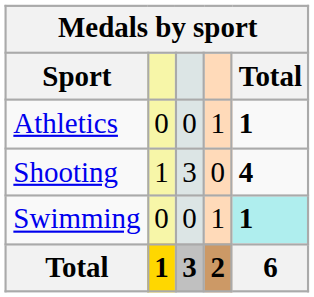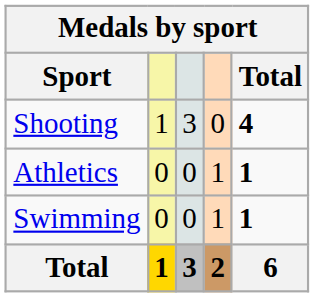rows swapped: (66, 123) <-> (66, 171)
(246, 219) paleturquoise background -> (246, 219) no background
